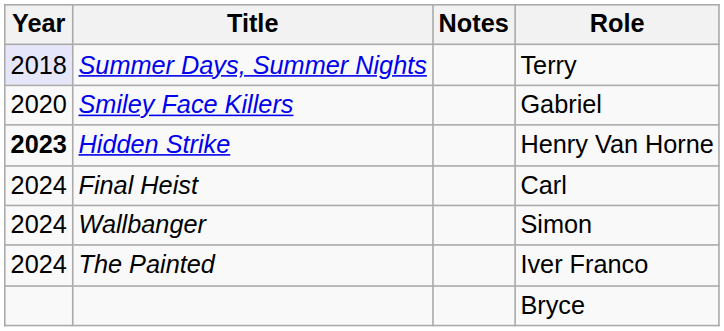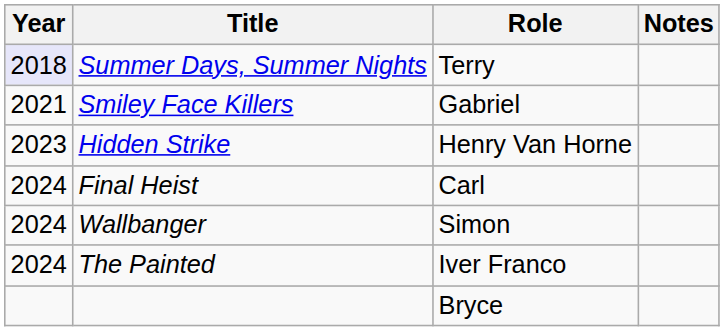columns swapped: (617, 24) <-> (474, 24)
(39, 104) 2020 -> (39, 104) 2021
(39, 144) bold -> (39, 144) normal
